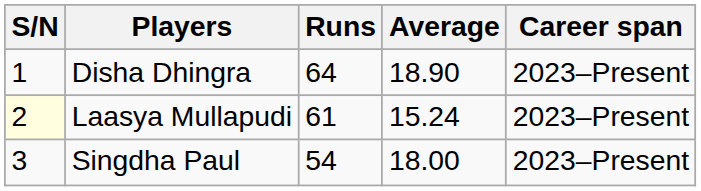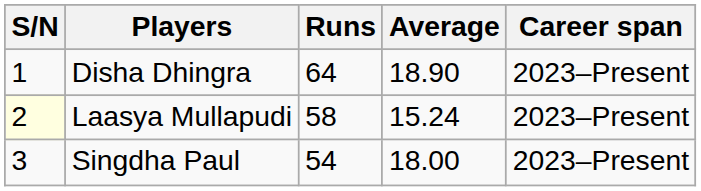(321, 116) 61 -> (321, 116) 58
